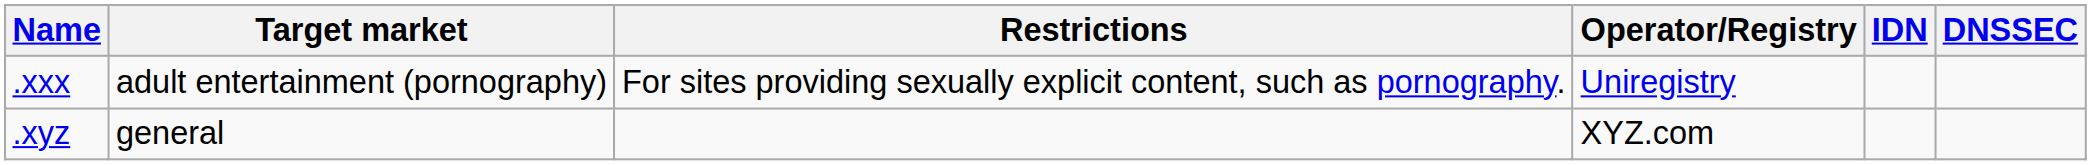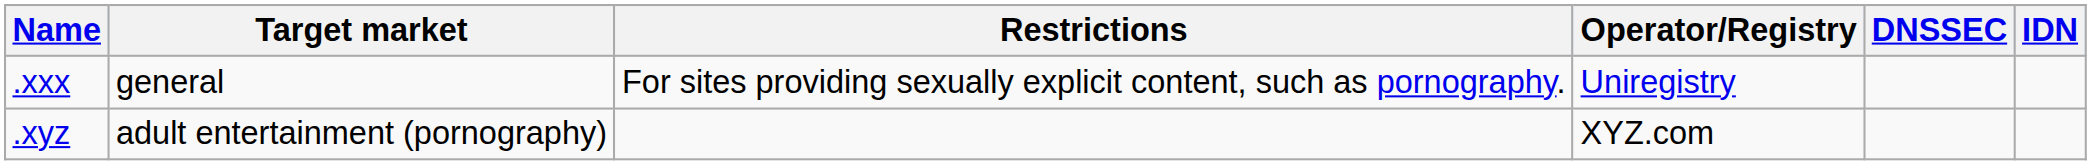columns swapped: (1900, 30) <-> (2010, 30)
(361, 81) adult entertainment (pornography) -> (170, 81) general
(170, 133) general -> (361, 133) adult entertainment (pornography)
